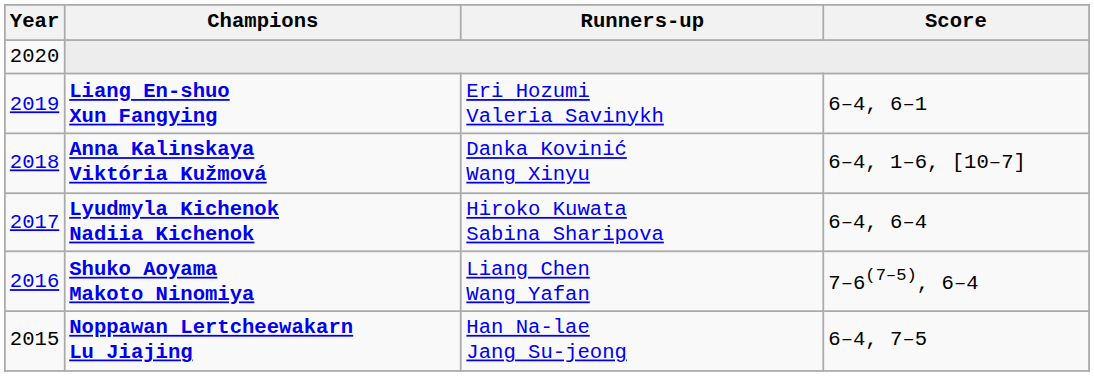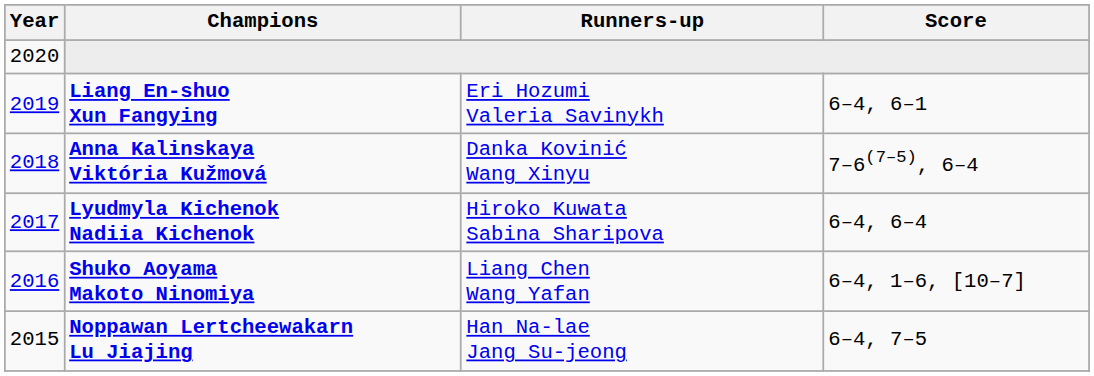(927, 163) 6–4, 1–6, [10–7] -> (903, 163) 7–6(7–5), 6–4
(903, 281) 7–6(7–5), 6–4 -> (927, 281) 6–4, 1–6, [10–7]
